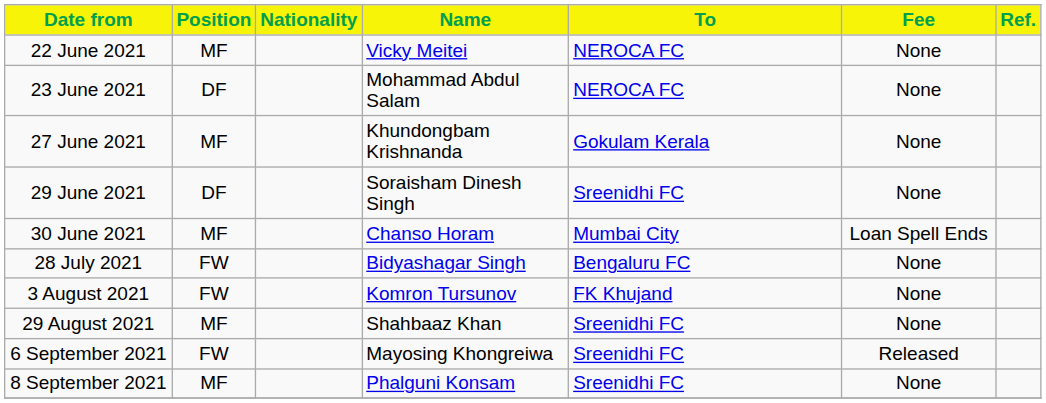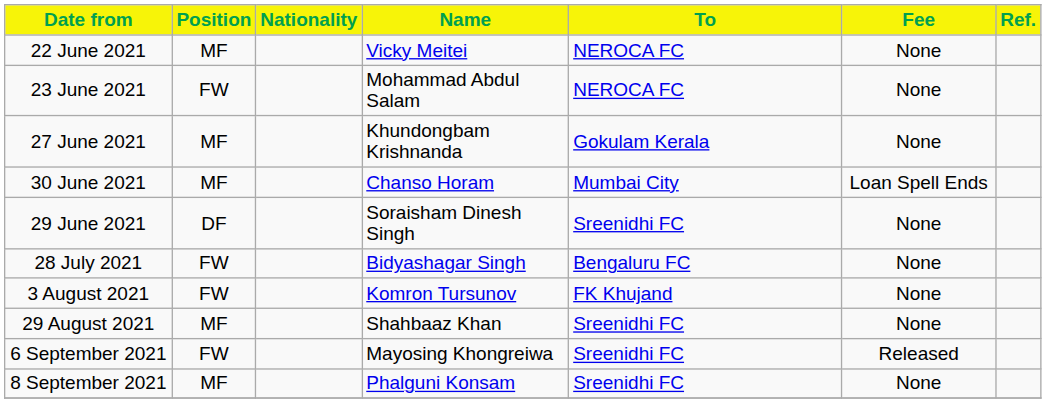(214, 91) DF -> (214, 91) FW
rows swapped: (88, 193) <-> (88, 234)
